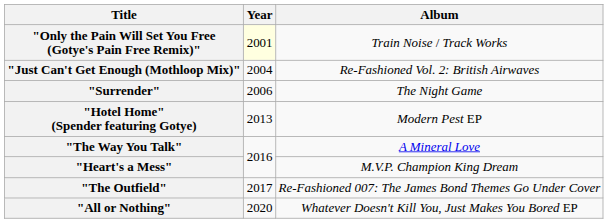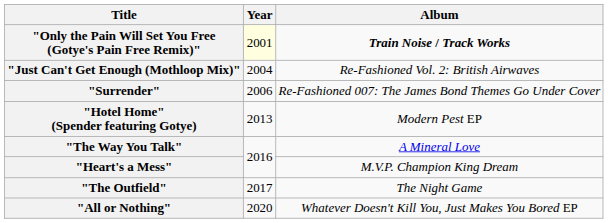(439, 42) normal -> (439, 42) bold
(439, 91) The Night Game -> (439, 91) Re-Fashioned 007: The James Bond Themes Go Under Cover
(439, 187) Re-Fashioned 007: The James Bond Themes Go Under Cover -> (439, 187) The Night Game
